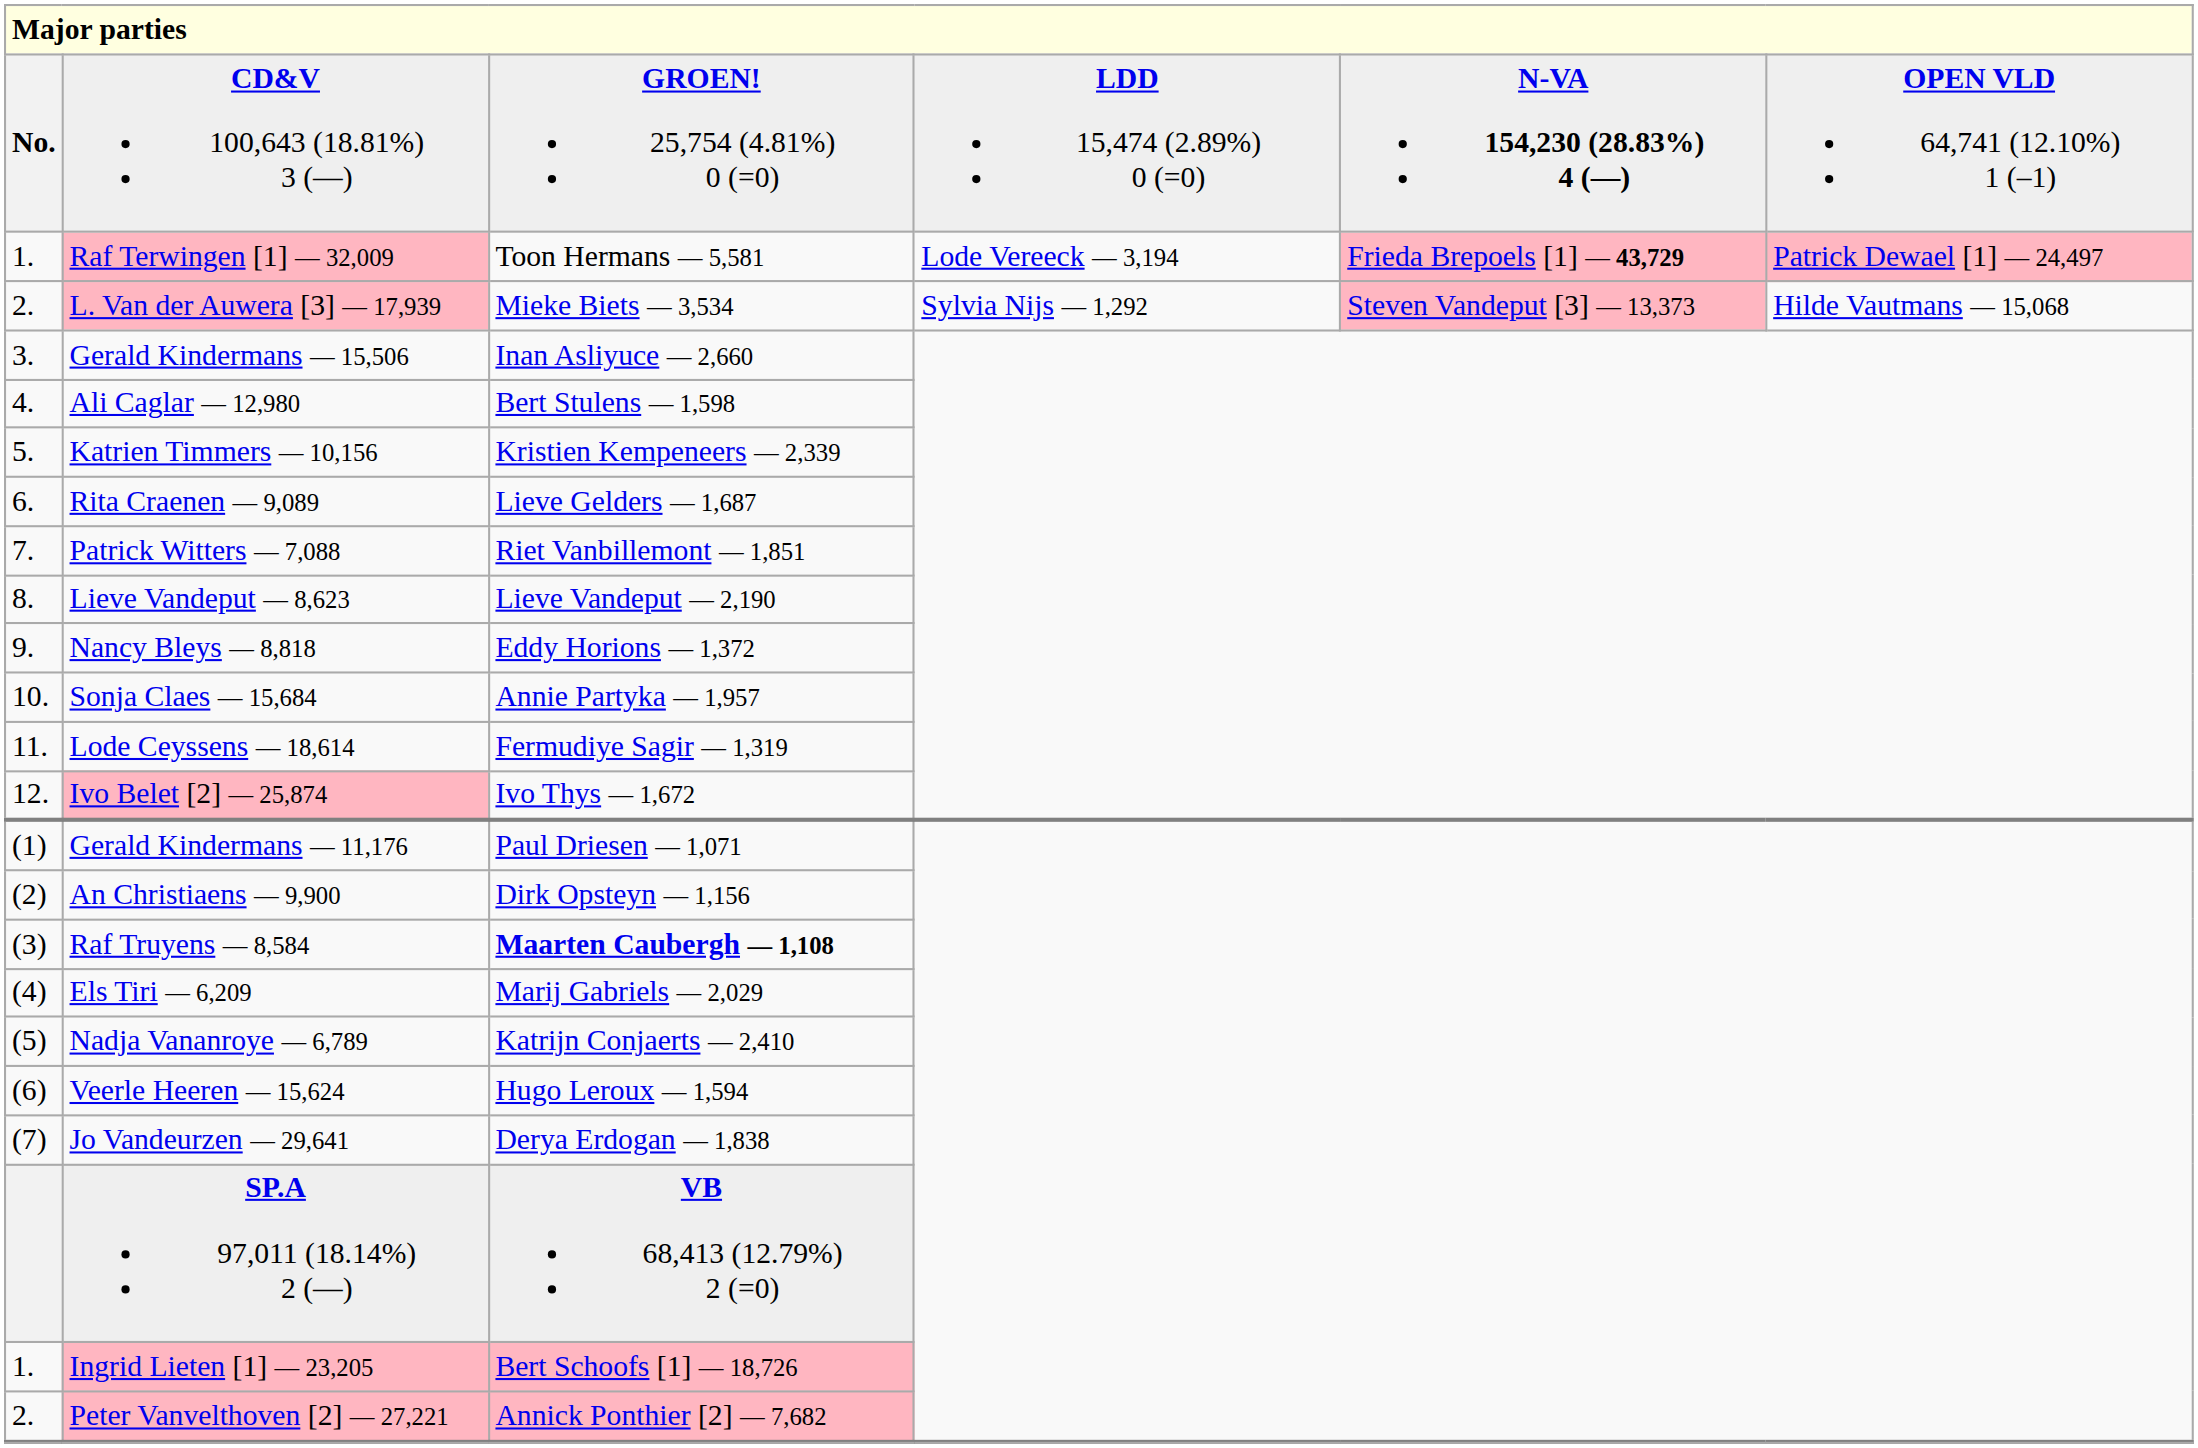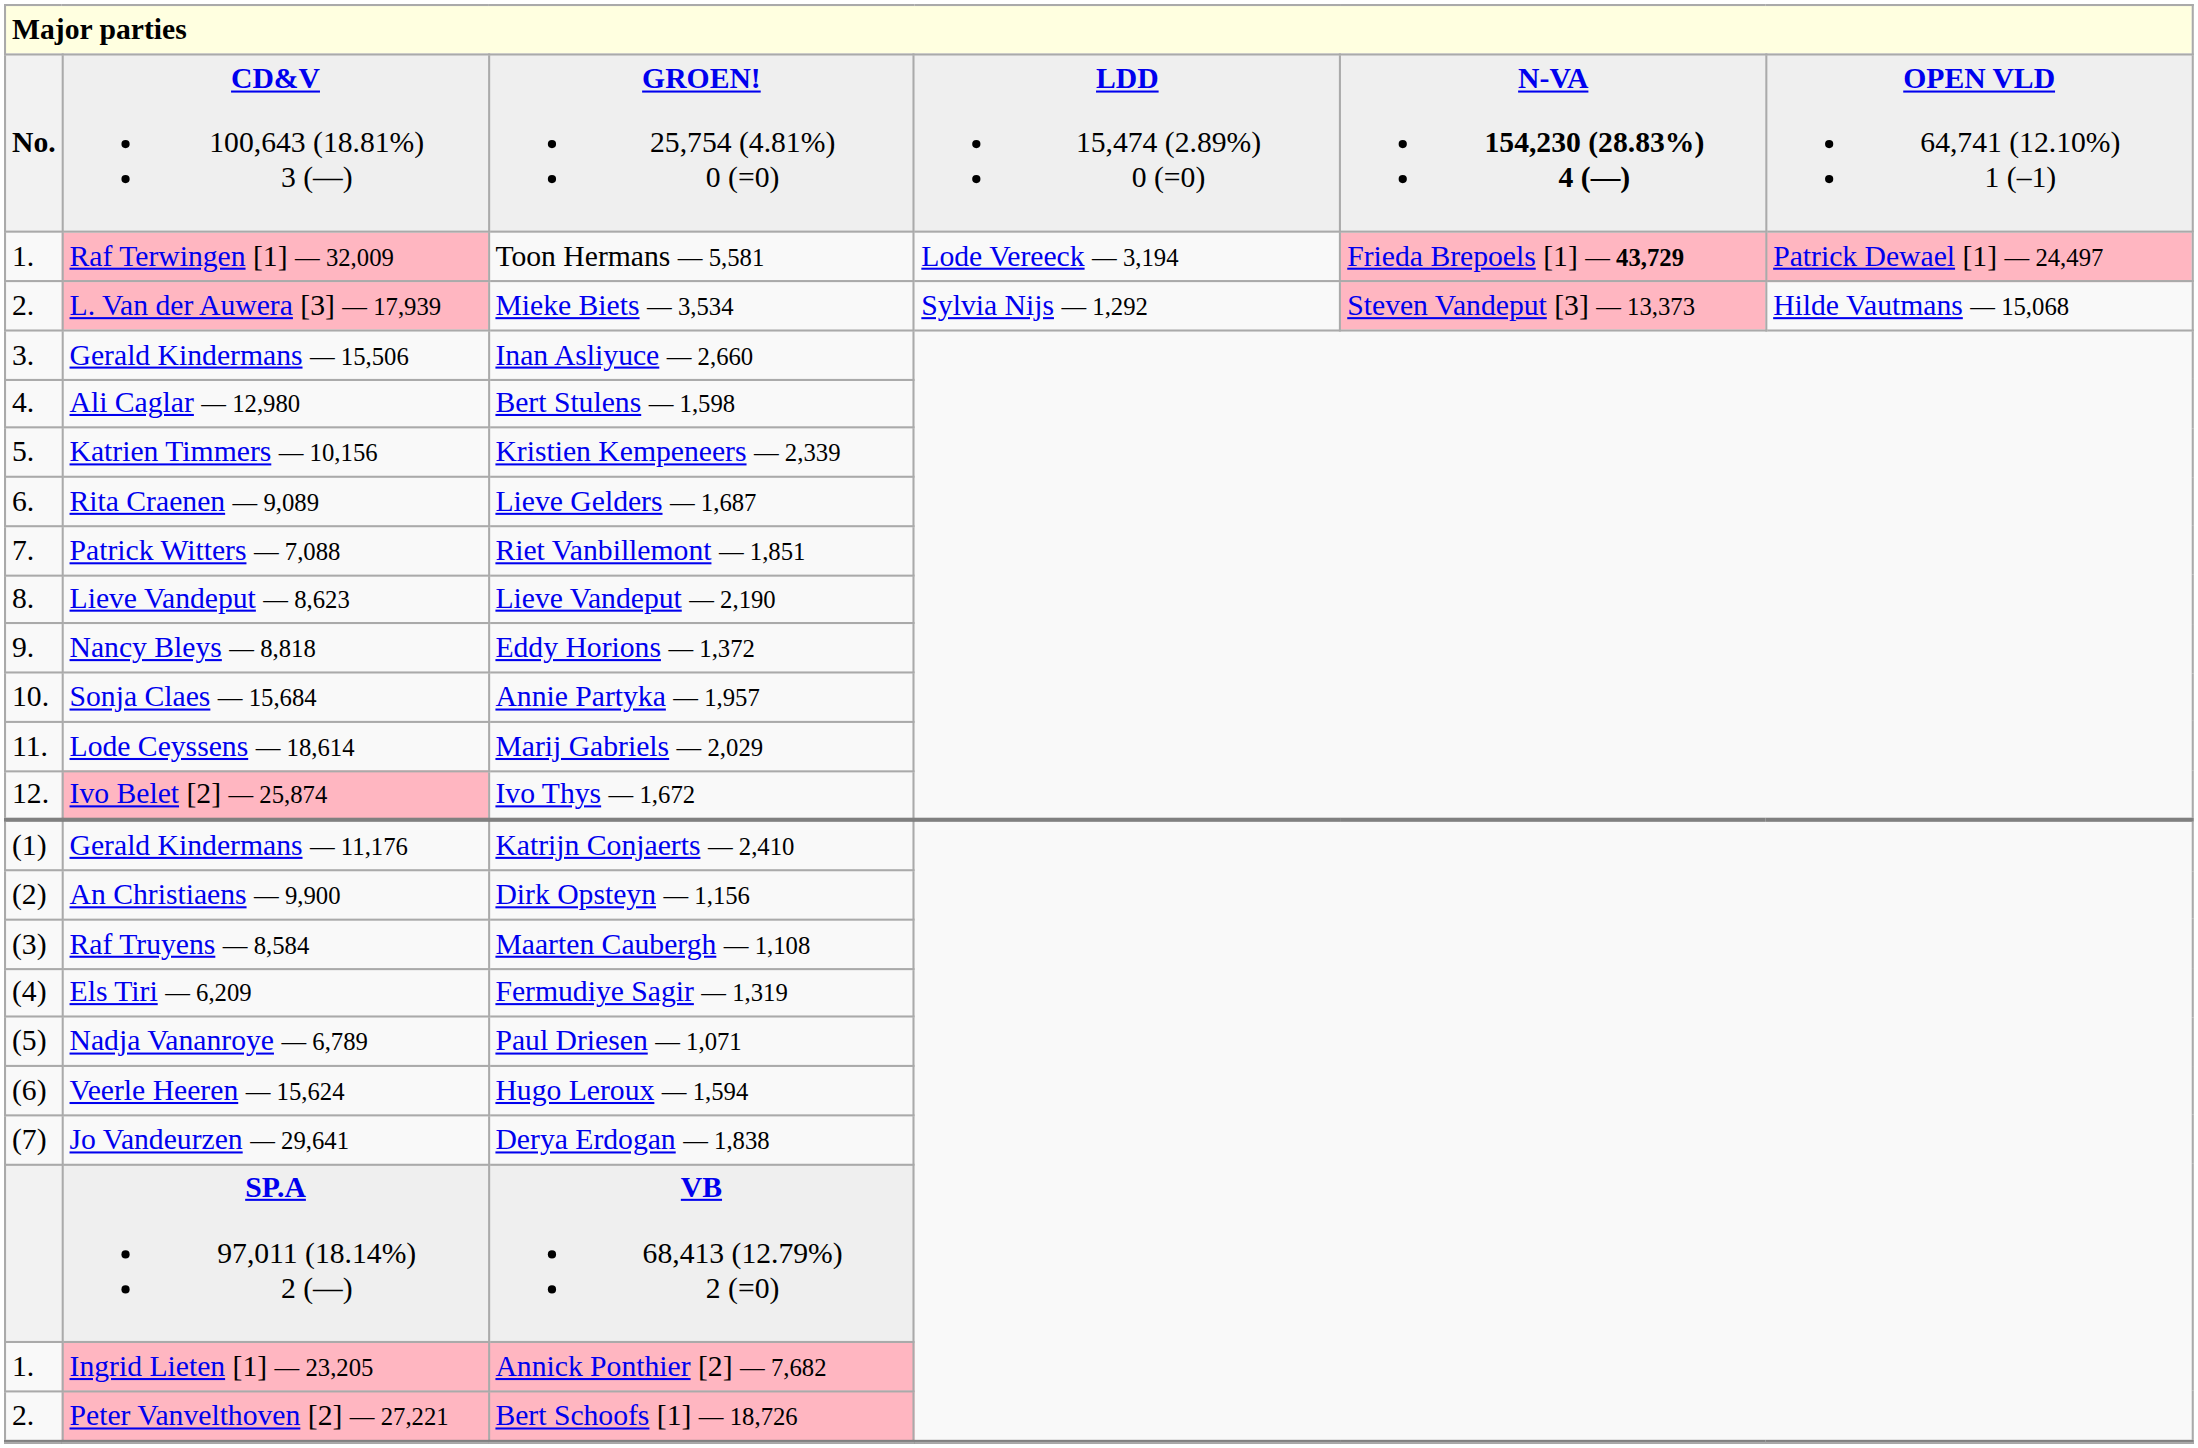(642, 745) Fermudiye Sagir — 1,319 -> (629, 745) Marij Gabriels — 2,029
(619, 845) Paul Driesen — 1,071 -> (645, 845) Katrijn Conjaerts — 2,410
(665, 943) bold -> (653, 943) normal
(629, 992) Marij Gabriels — 2,029 -> (642, 992) Fermudiye Sagir — 1,319
(645, 1041) Katrijn Conjaerts — 2,410 -> (619, 1041) Paul Driesen — 1,071
(647, 1366) Bert Schoofs [1] — 18,726 -> (661, 1366) Annick Ponthier [2] — 7,682
(661, 1415) Annick Ponthier [2] — 7,682 -> (647, 1415) Bert Schoofs [1] — 18,726
